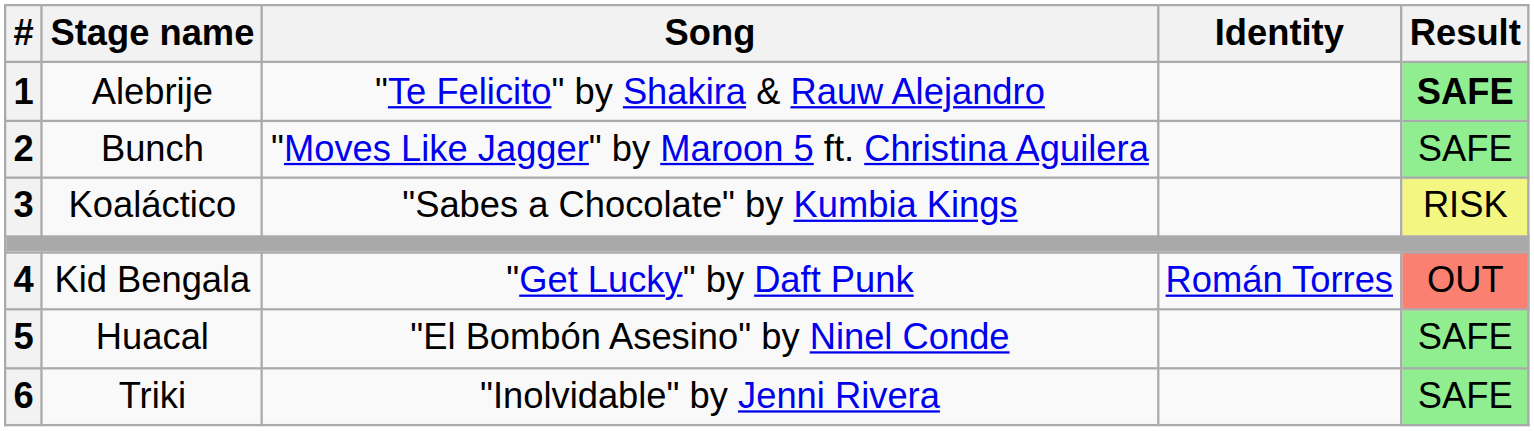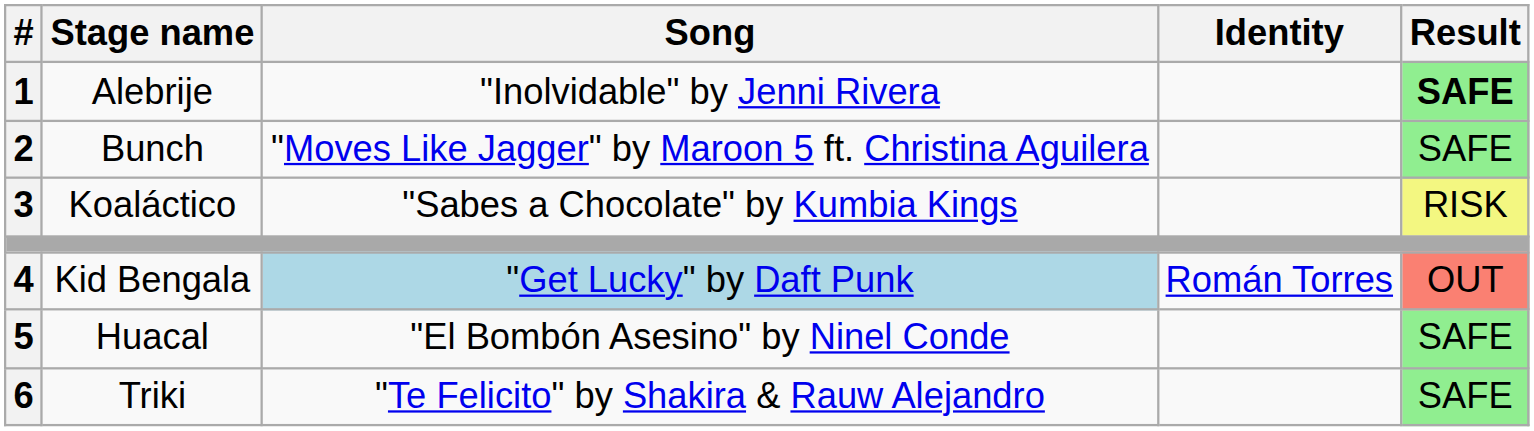(710, 90) "Te Felicito" by Shakira & Rauw Alejandro -> (710, 90) "Inolvidable" by Jenni Rivera
(710, 280) no background -> (710, 280) lightblue background
(710, 395) "Inolvidable" by Jenni Rivera -> (710, 395) "Te Felicito" by Shakira & Rauw Alejandro
